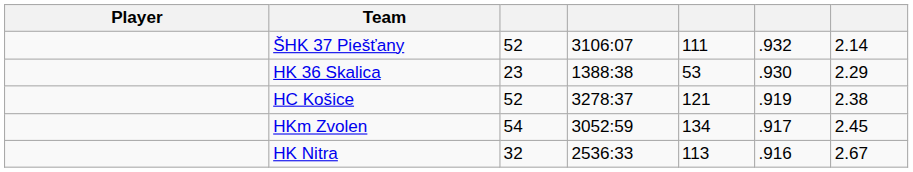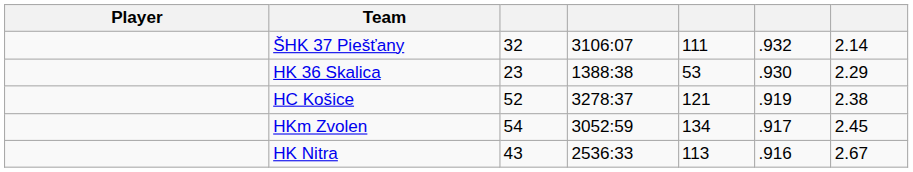(513, 45) 52 -> (513, 45) 32
(513, 153) 32 -> (513, 153) 43
